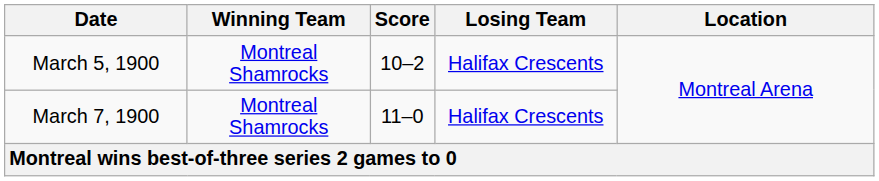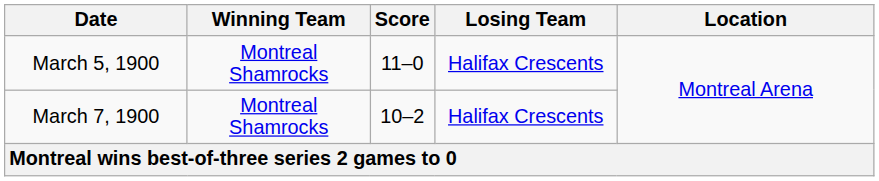(402, 62) 10–2 -> (402, 62) 11–0
(402, 116) 11–0 -> (402, 116) 10–2
